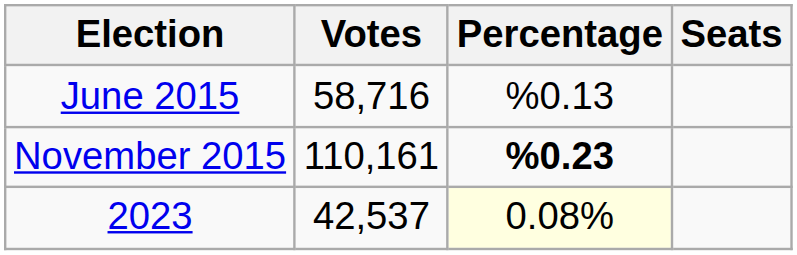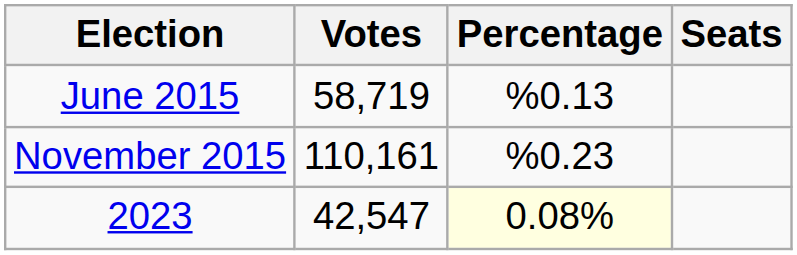(371, 95) 58,716 -> (371, 95) 58,719
(560, 156) bold -> (560, 156) normal
(371, 216) 42,537 -> (371, 216) 42,547
